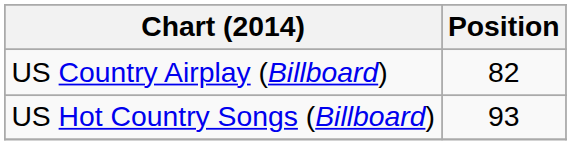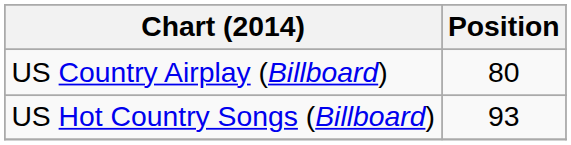(504, 71) 82 -> (504, 71) 80
